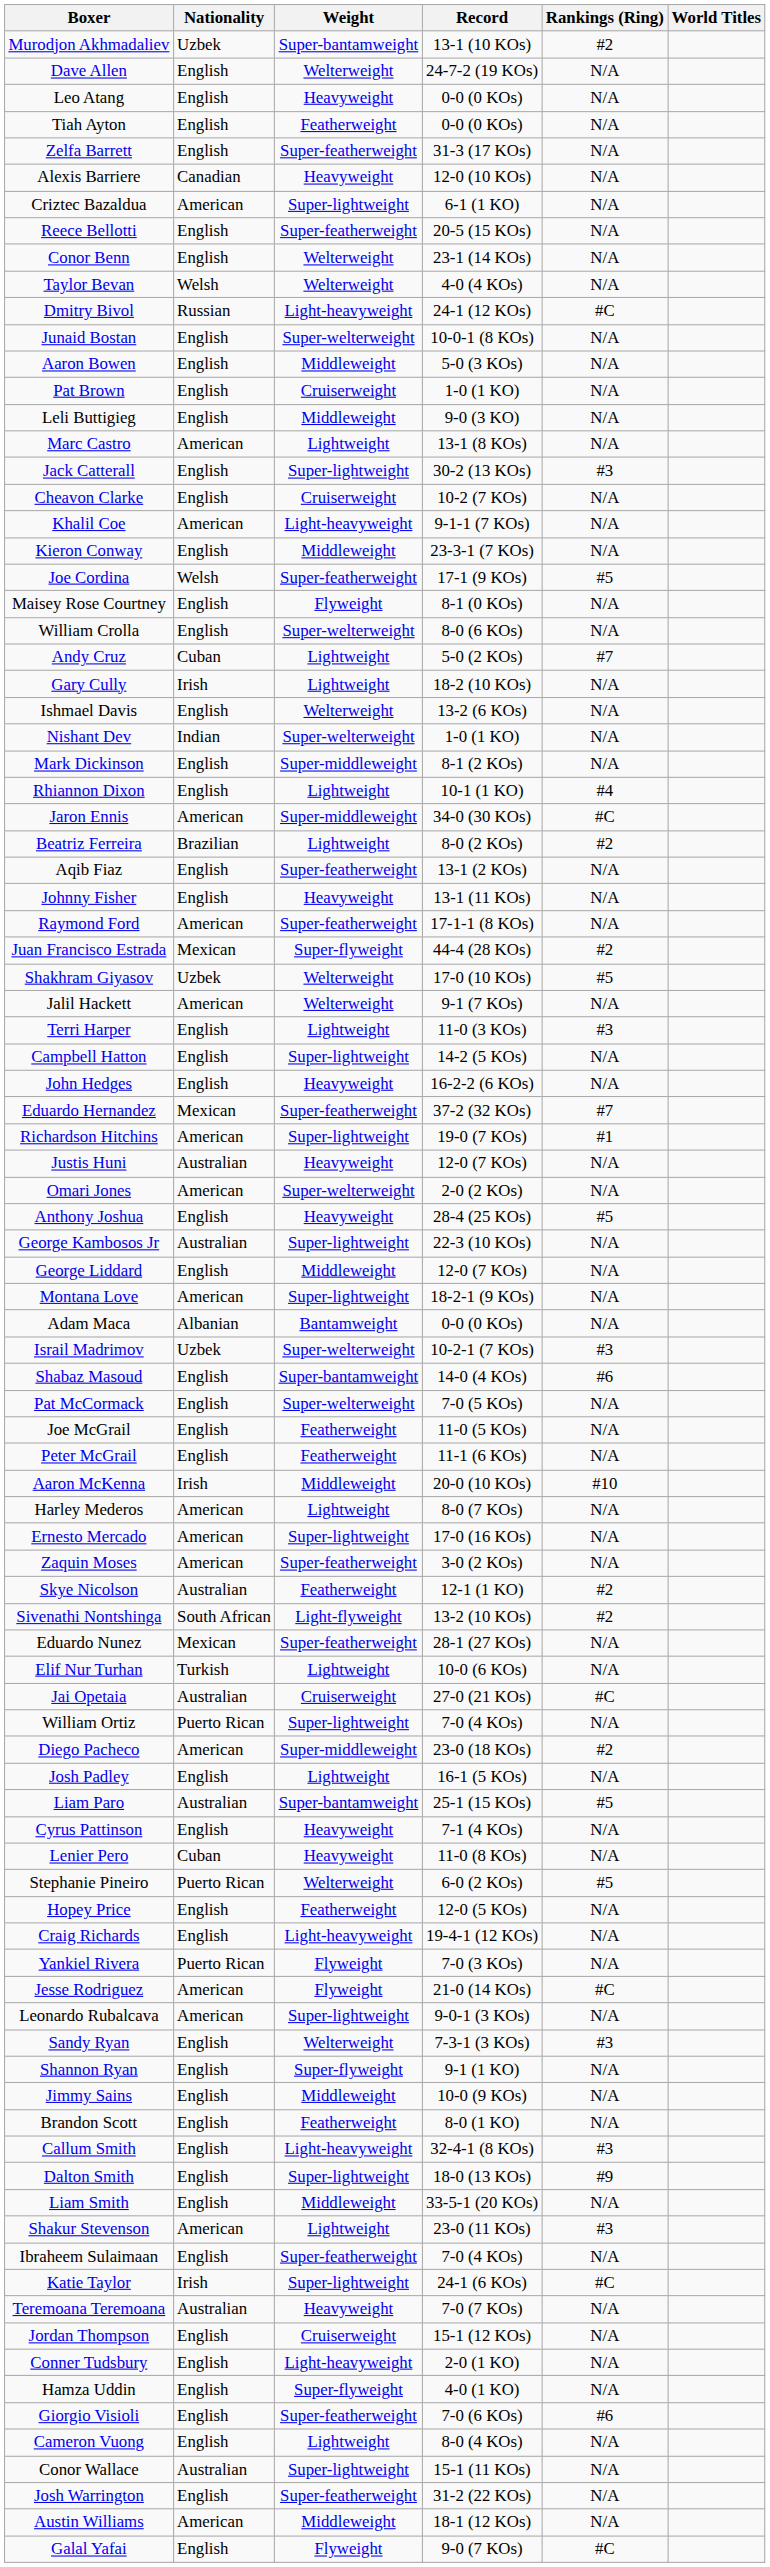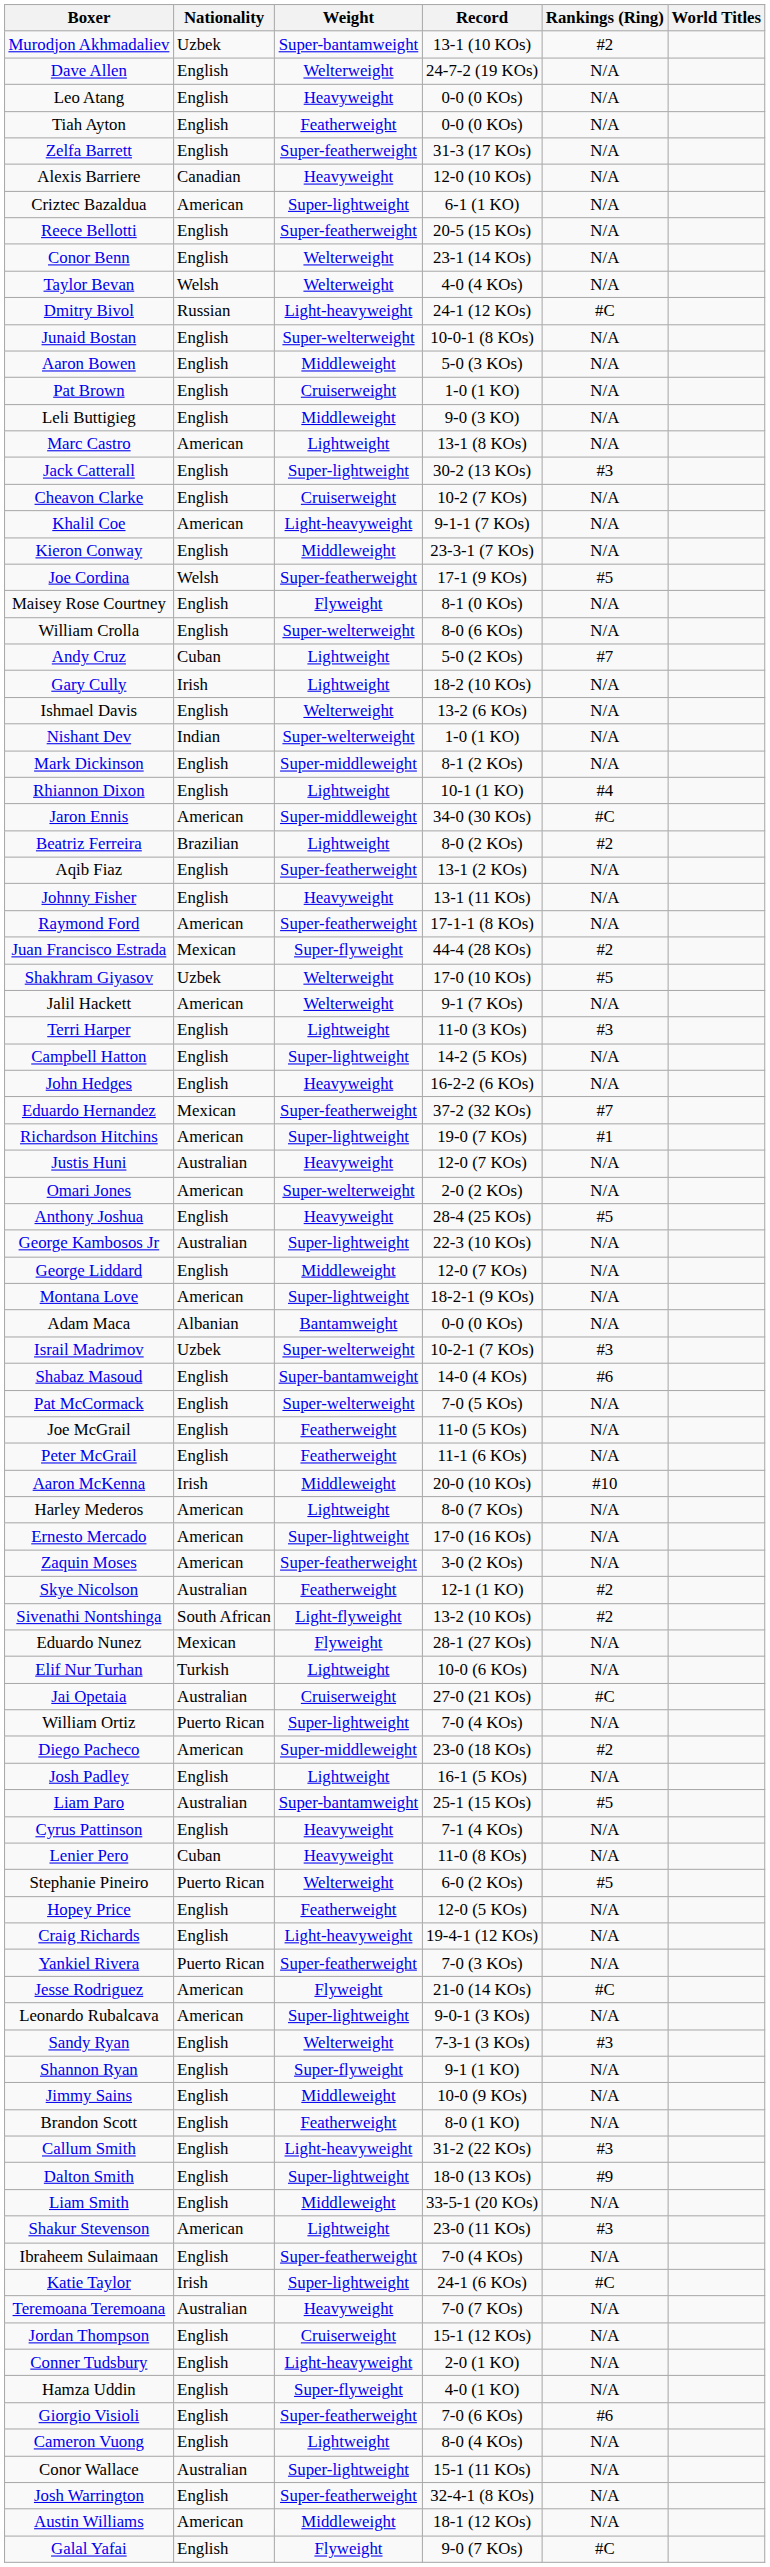(348, 1643) Super-featherweight -> (348, 1643) Flyweight
(348, 1962) Flyweight -> (348, 1962) Super-featherweight
(482, 2149) 32-4-1 (8 KOs) -> (482, 2149) 31-2 (22 KOs)
(482, 2495) 31-2 (22 KOs) -> (482, 2495) 32-4-1 (8 KOs)
